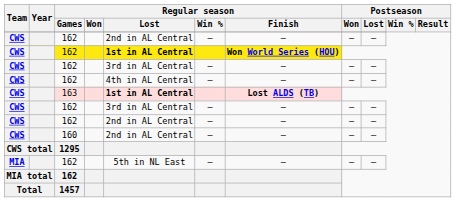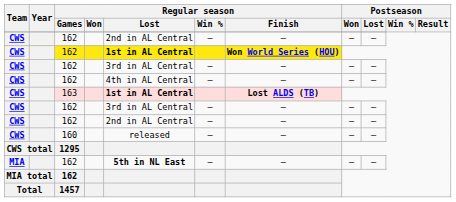(149, 135) 2nd in AL Central -> (149, 135) released
(149, 163) normal -> (149, 163) bold
